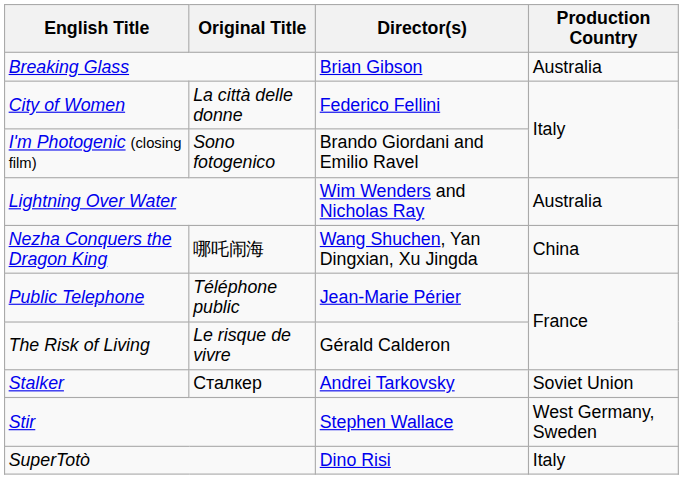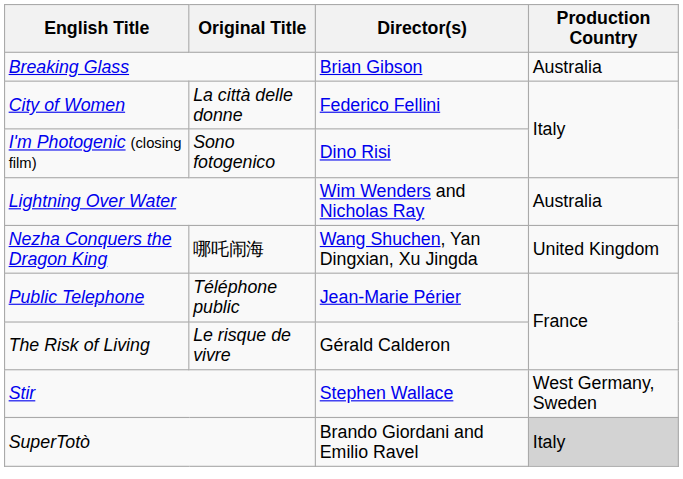(402, 153) Brando Giordani and Emilio Ravel -> (355, 153) Dino Risi
(556, 249) China -> (596, 249) United Kingdom
- row: (36, 383)
(355, 460) Dino Risi -> (402, 441) Brando Giordani and Emilio Ravel
(549, 460) no background -> (549, 441) lightgrey background
